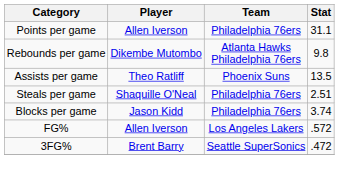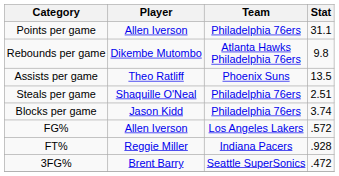+ row: (56, 146)
